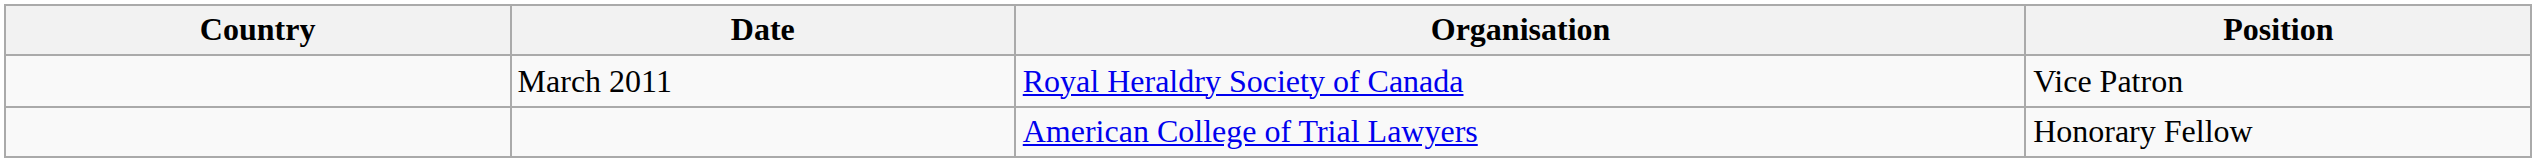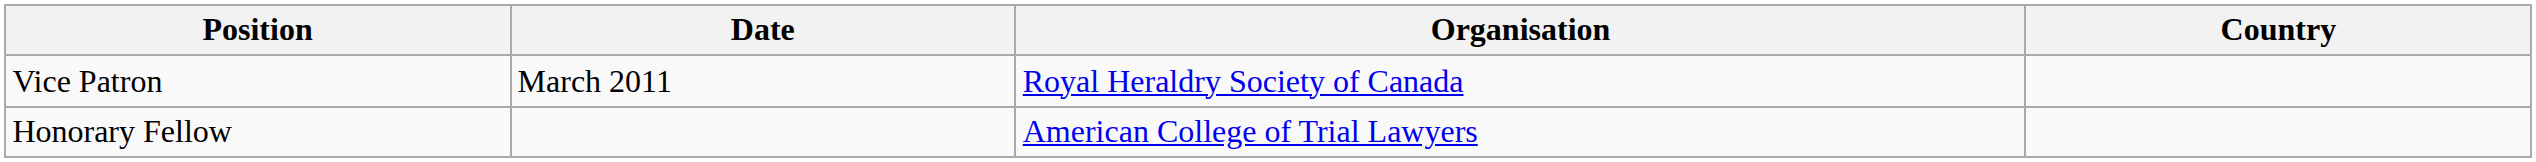columns swapped: (258, 29) <-> (2278, 29)
